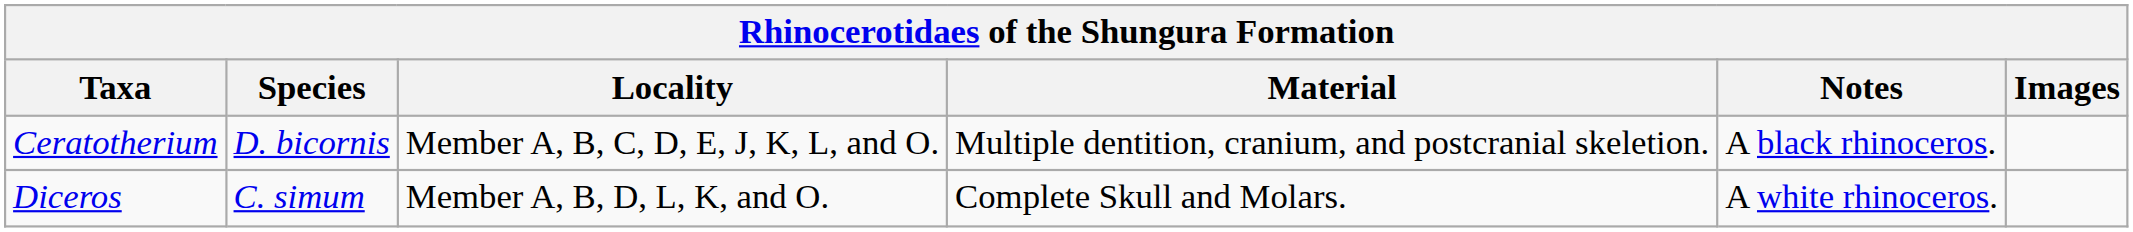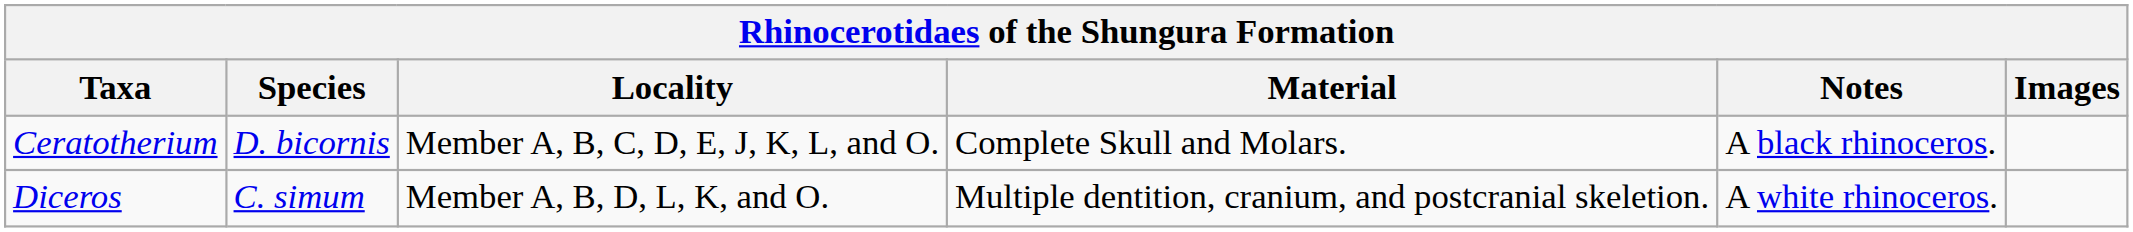(1332, 142) Multiple dentition, cranium, and postcranial skeletion. -> (1151, 142) Complete Skull and Molars.
(1151, 197) Complete Skull and Molars. -> (1332, 197) Multiple dentition, cranium, and postcranial skeletion.
